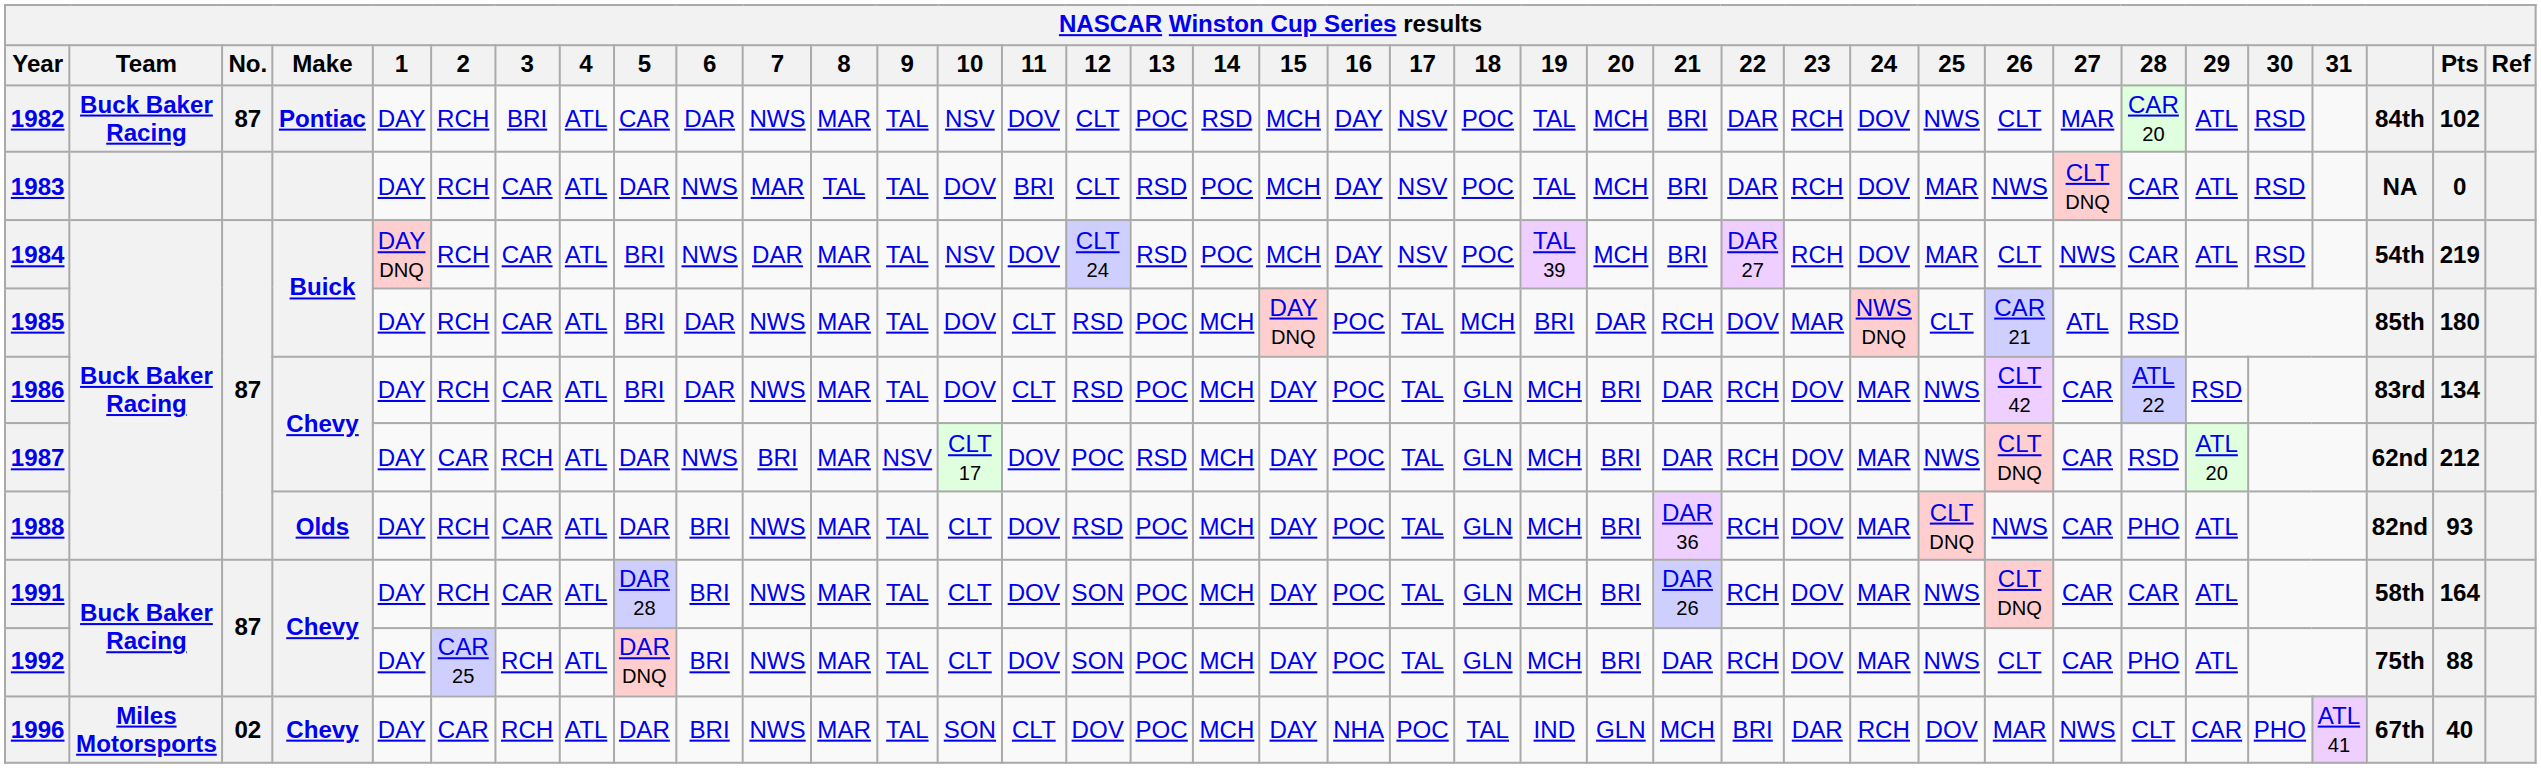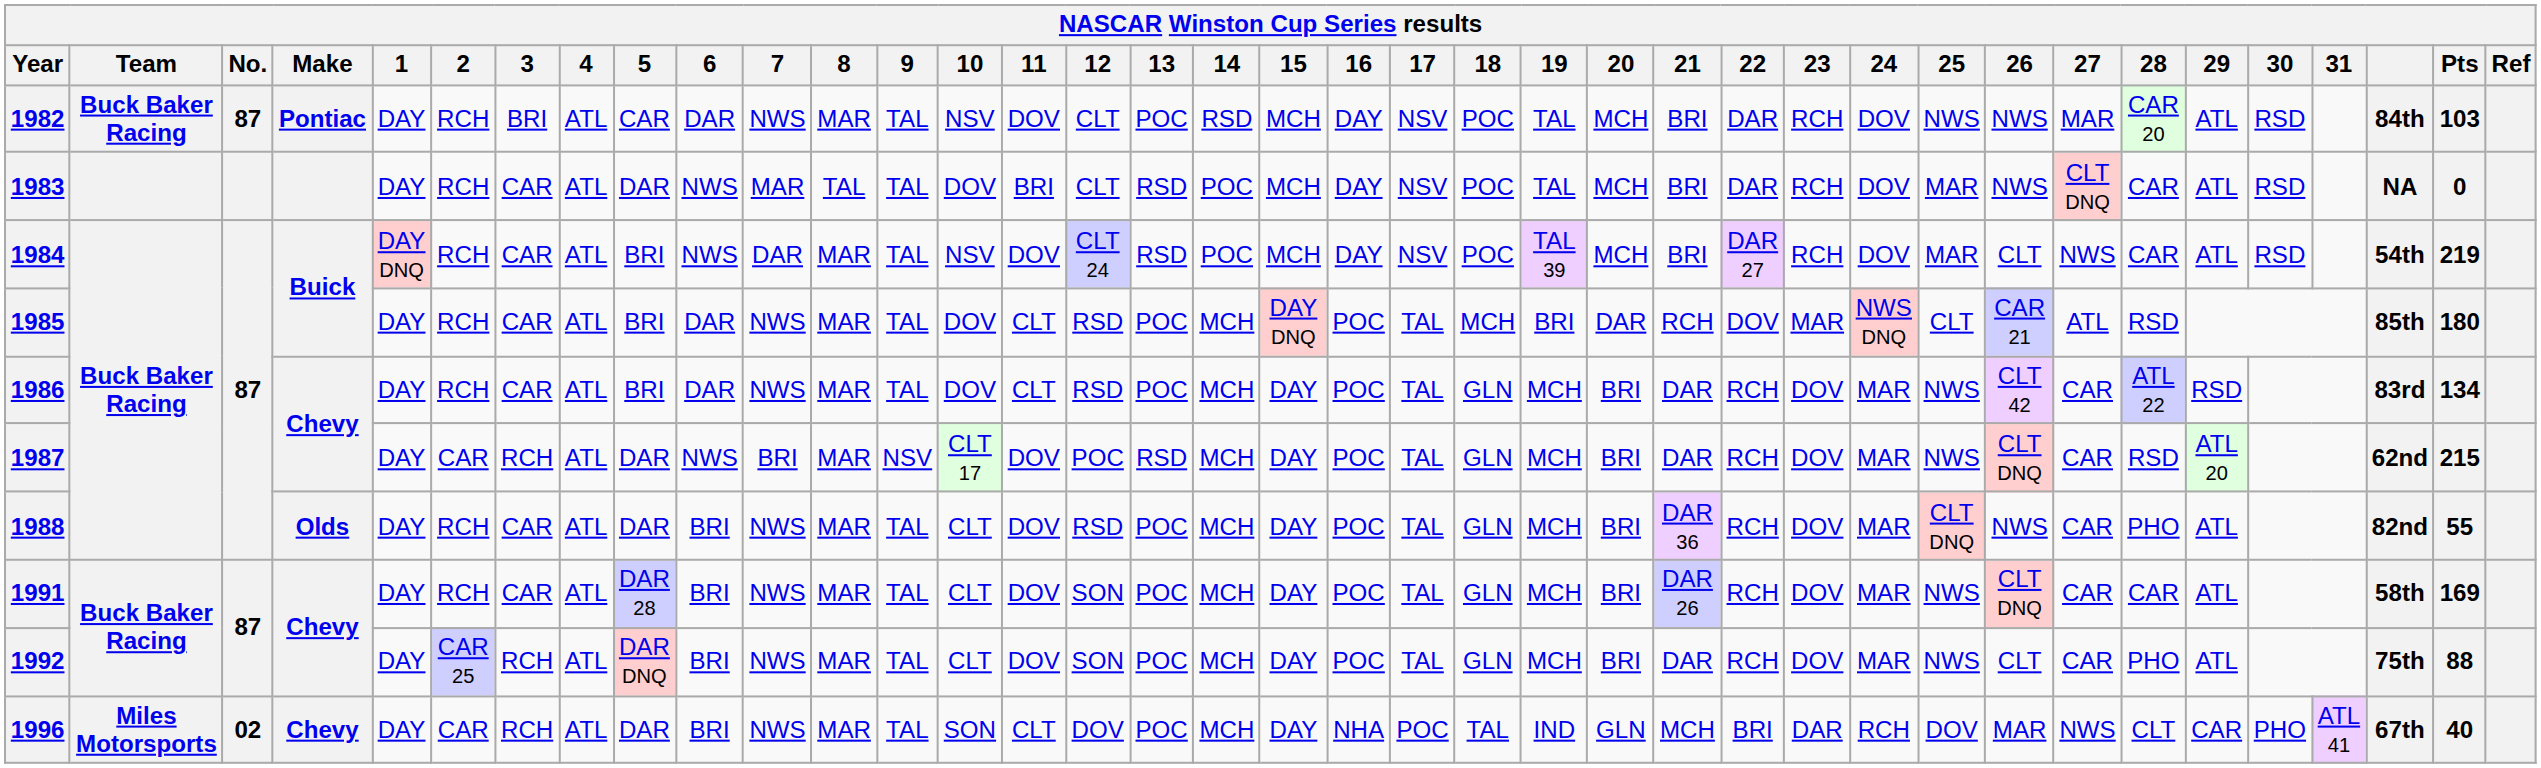(2020, 118) CLT -> (2020, 118) NWS
(2460, 118) 102 -> (2460, 118) 103
(2460, 458) 212 -> (2460, 458) 215
(2460, 526) 93 -> (2460, 526) 55
(2460, 594) 164 -> (2460, 594) 169
